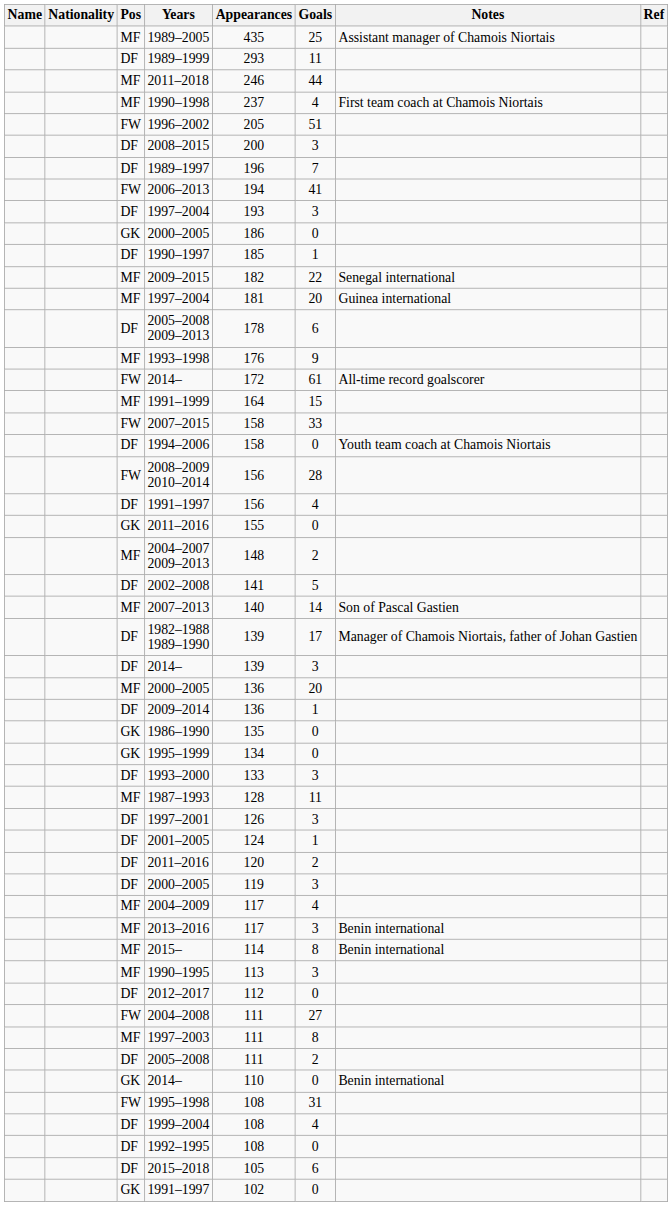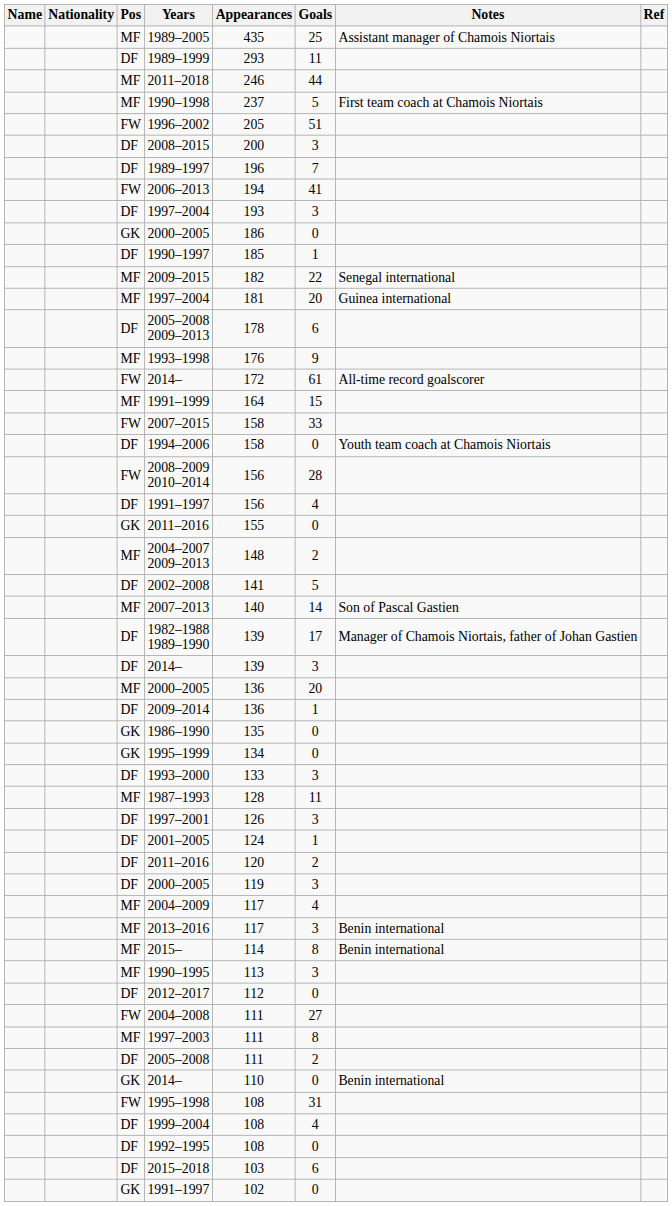(315, 102) 4 -> (315, 102) 5
(254, 1168) 105 -> (254, 1168) 103
